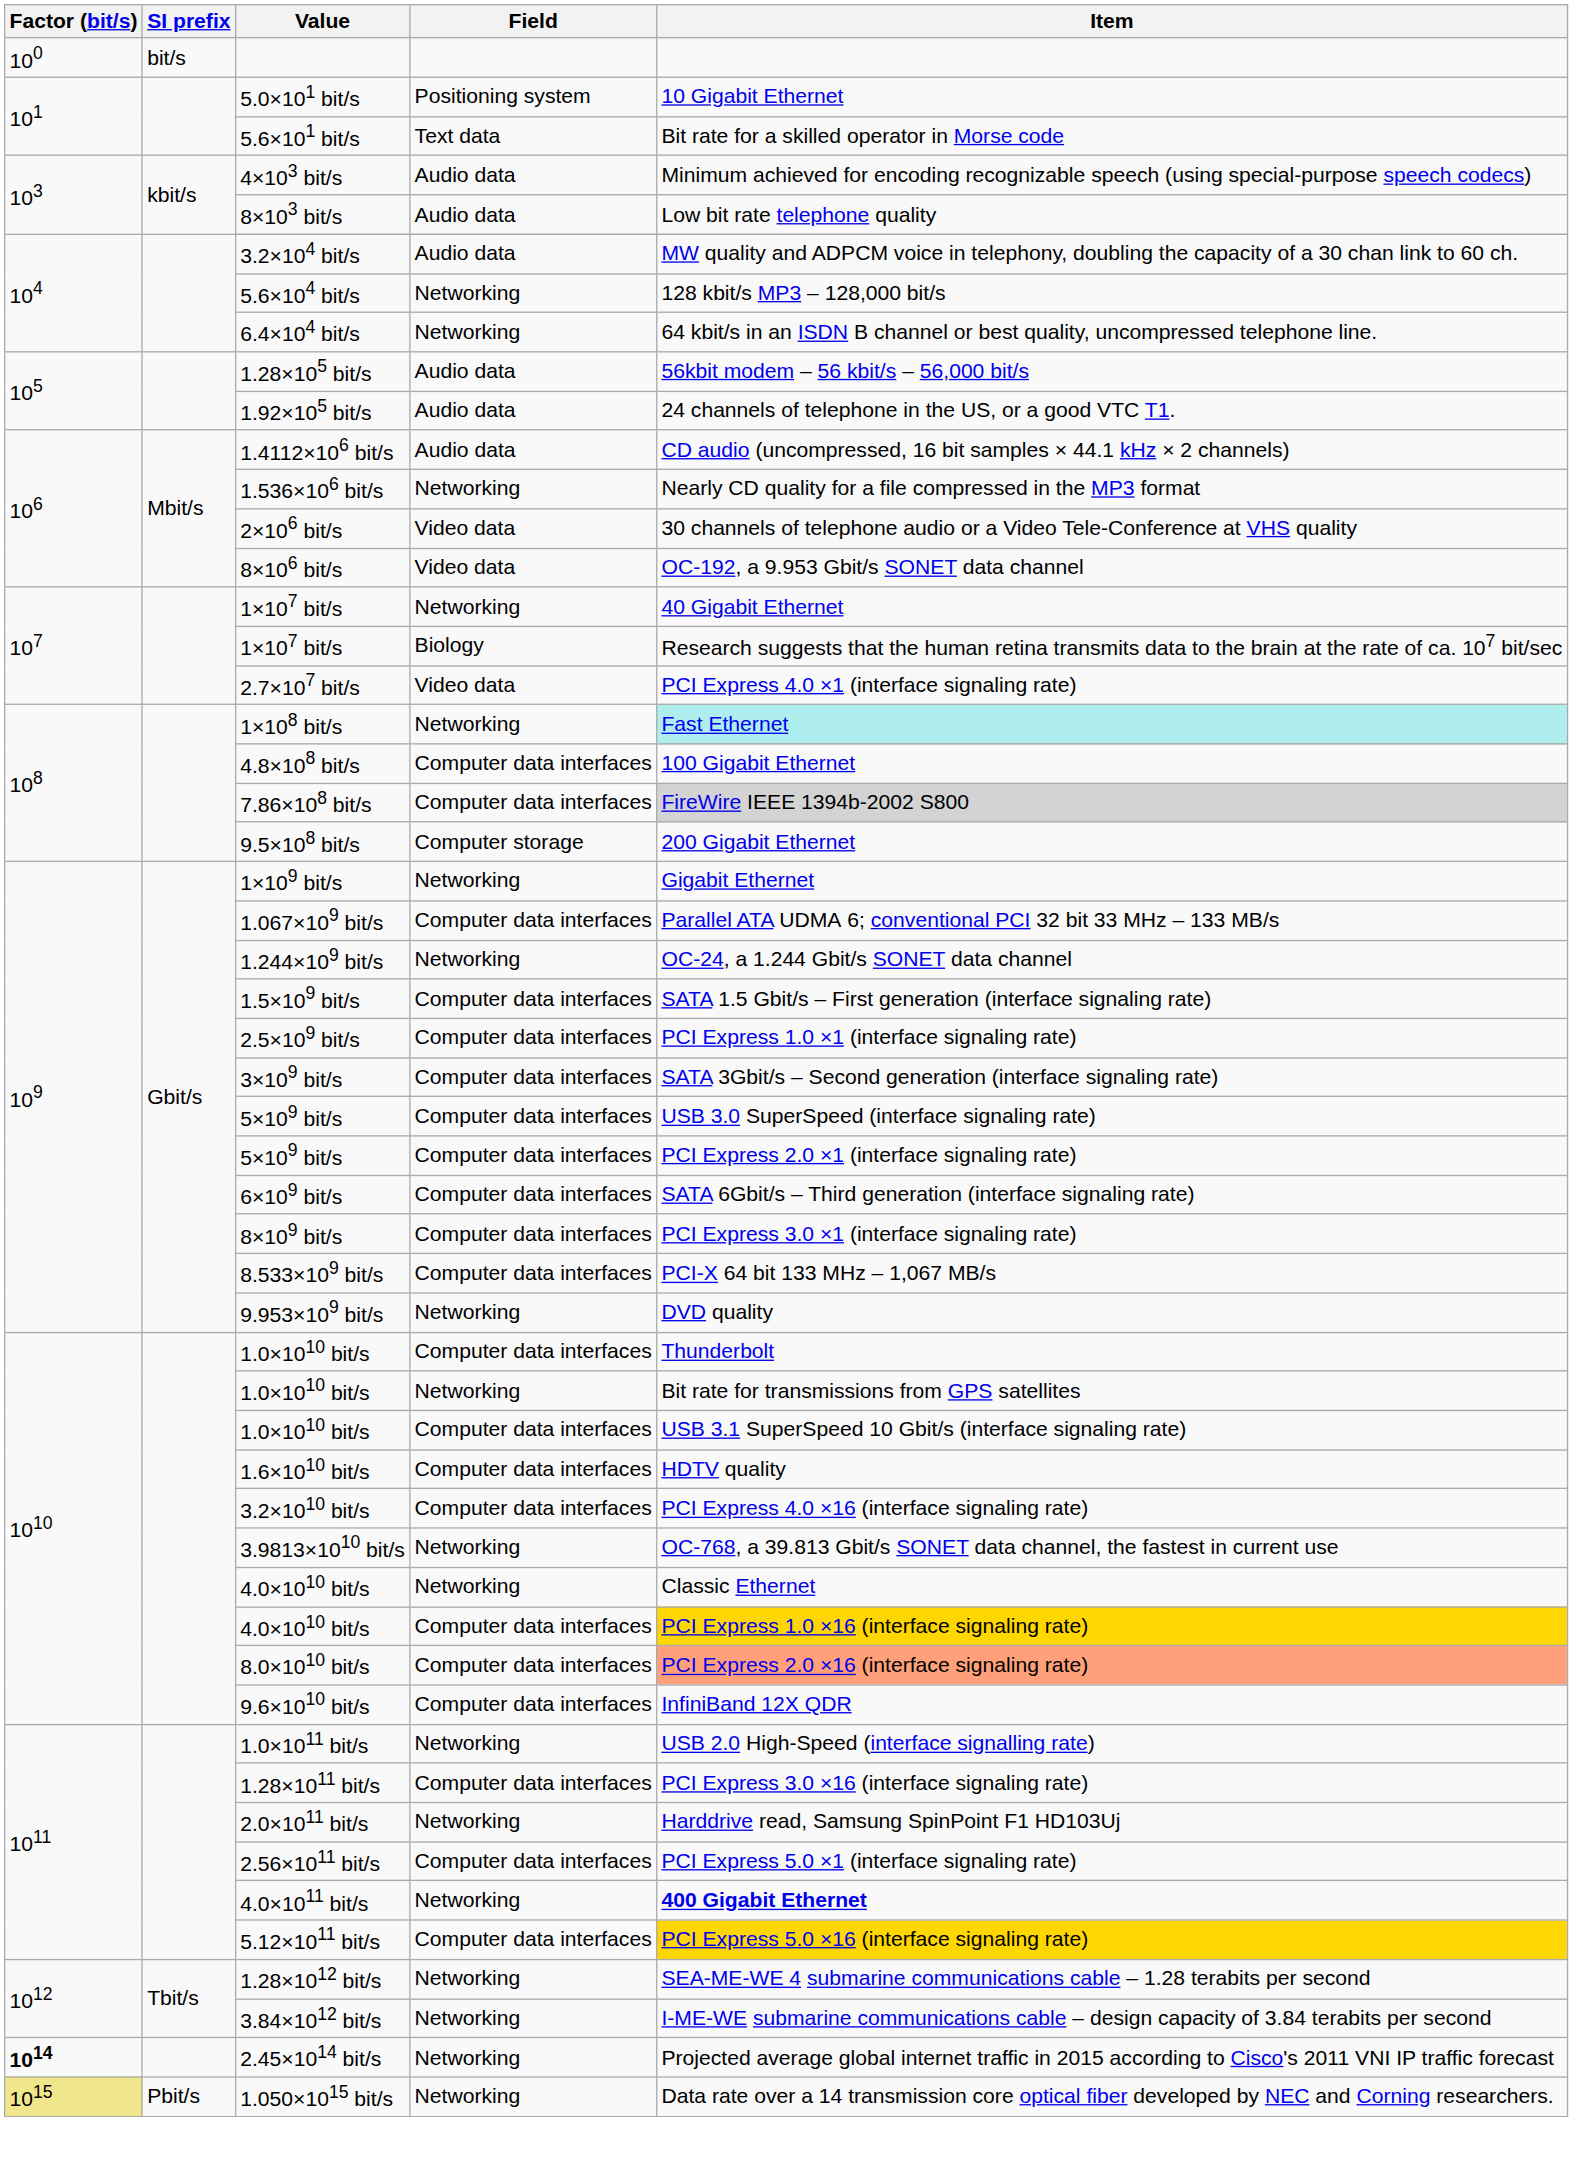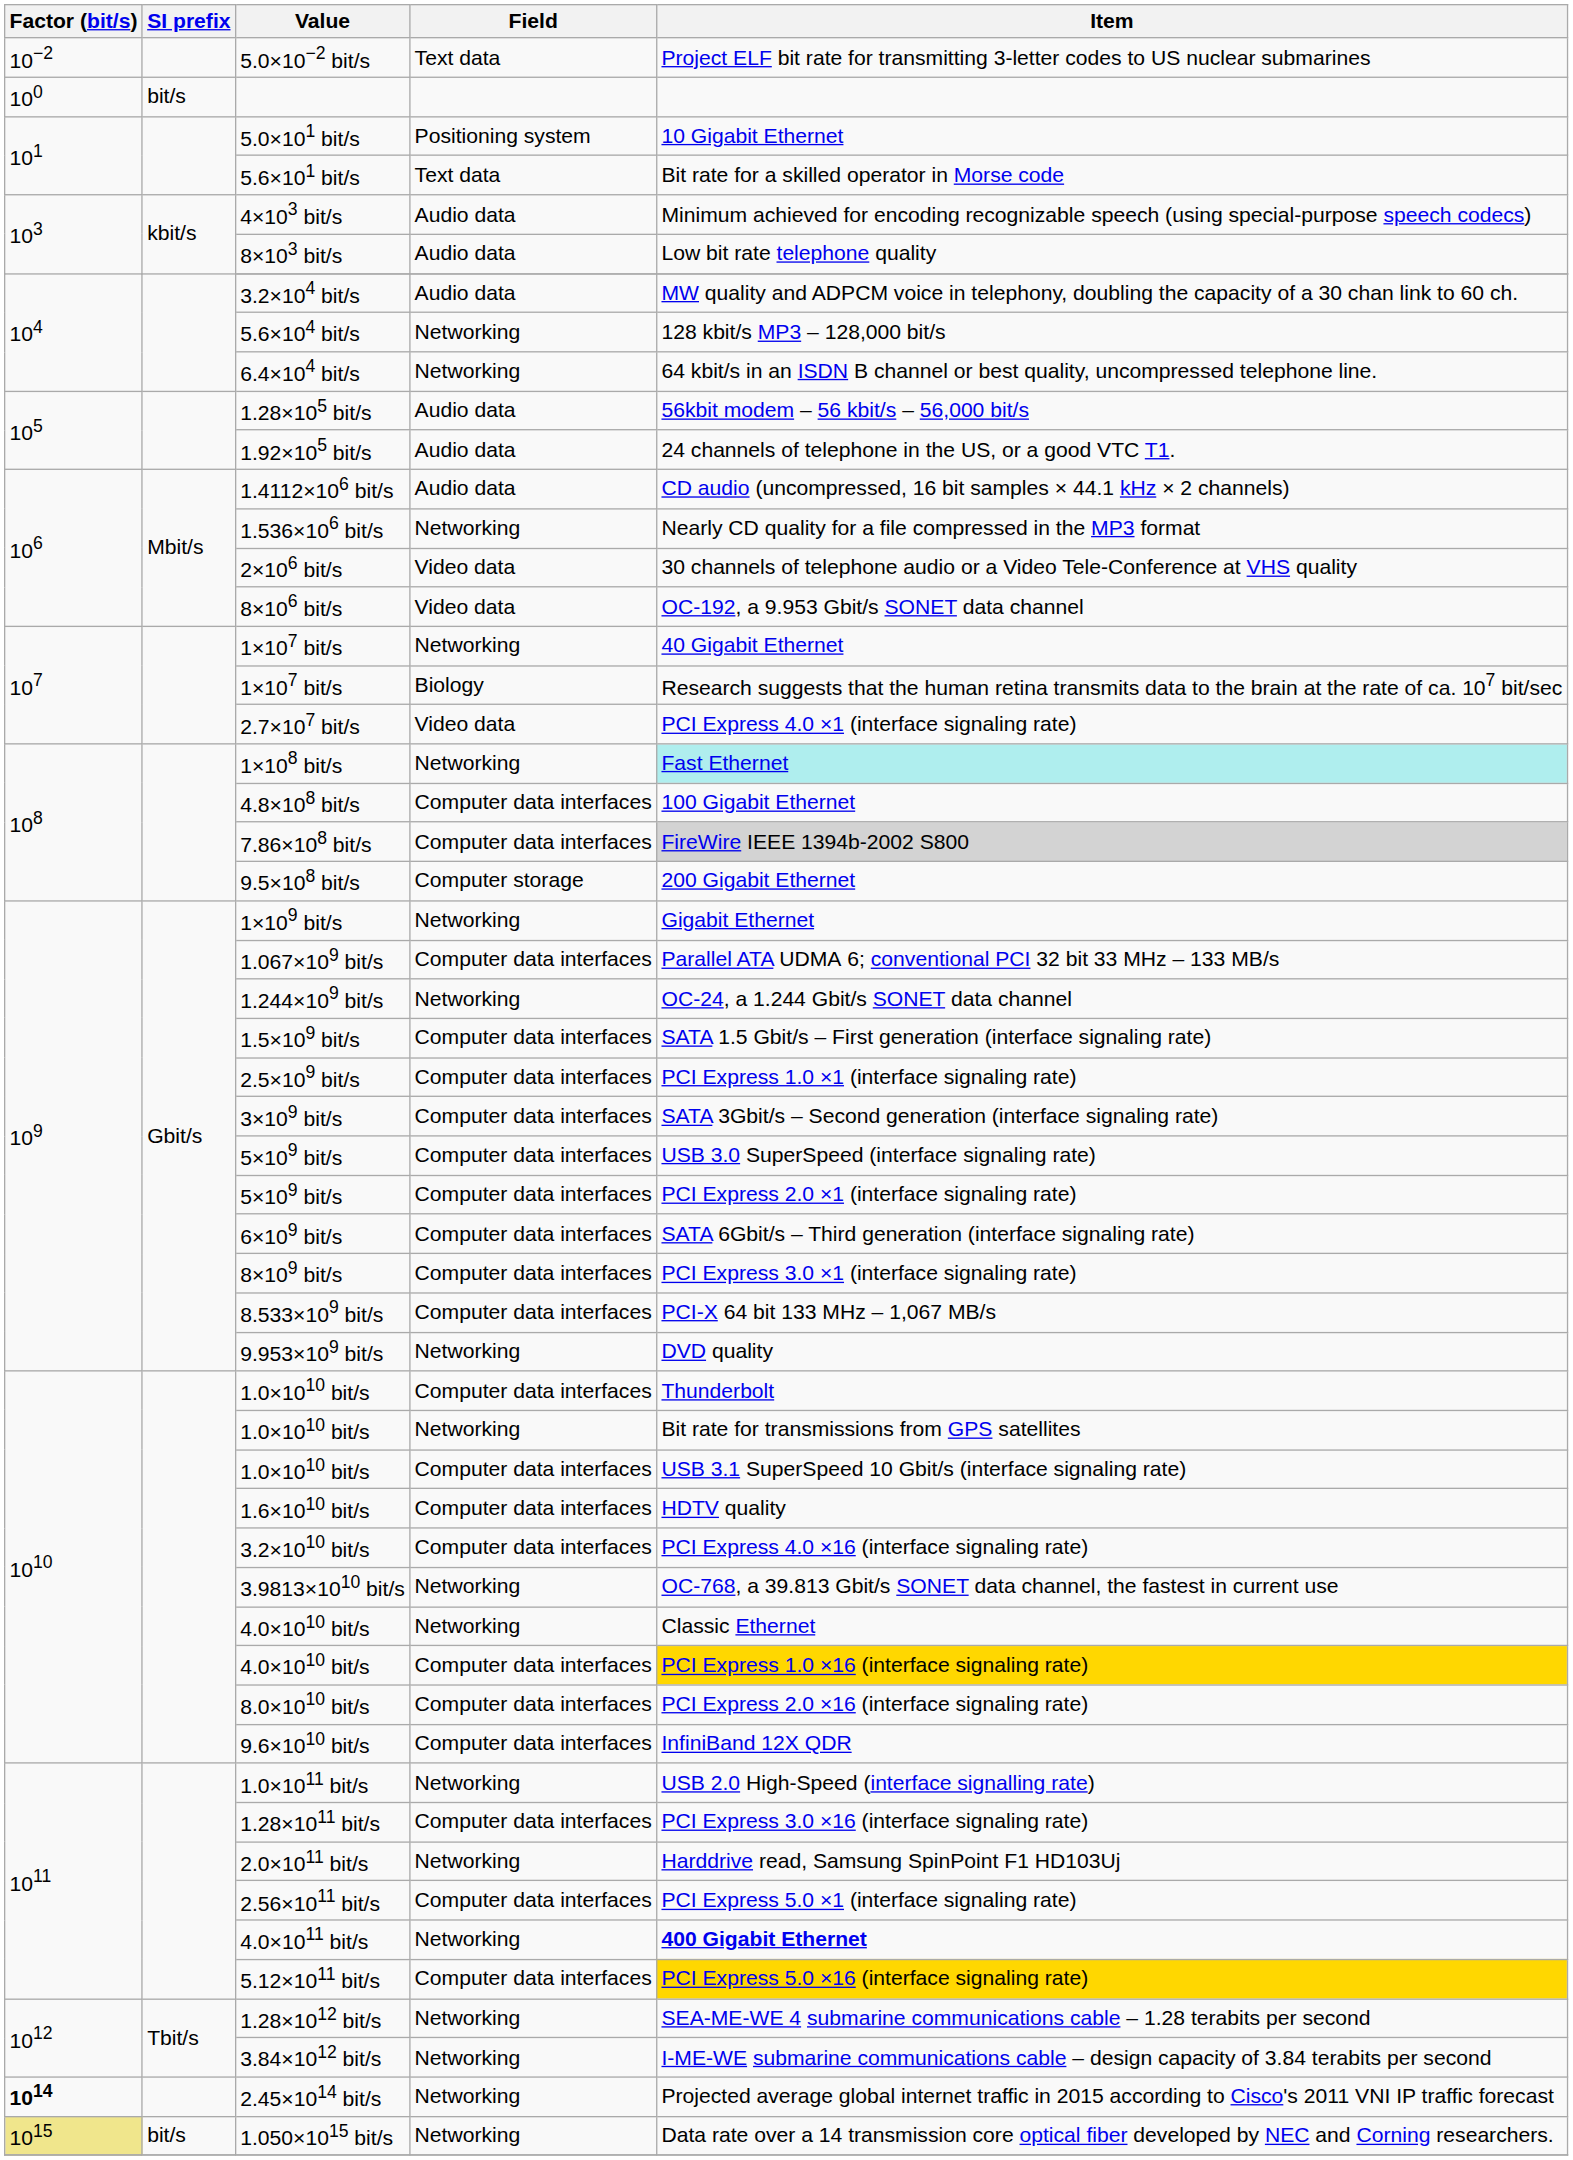+ row: (305, 57)
(875, 1665) lightsalmon background -> (875, 1704) no background
(174, 2096) Pbit/s -> (167, 2135) bit/s
